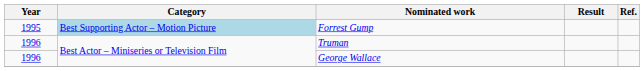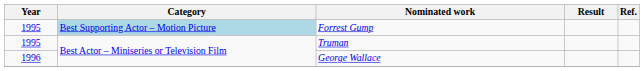(31, 43) 1996 -> (31, 43) 1995
